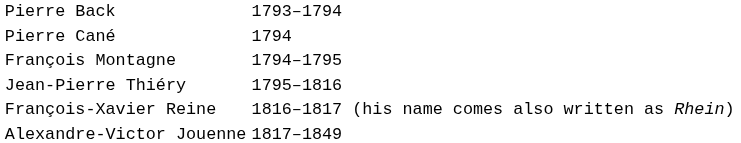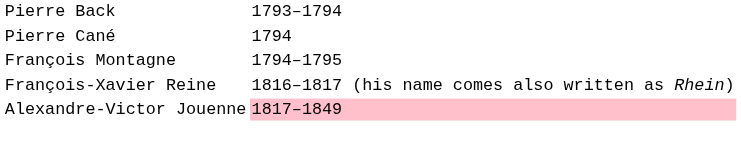- row: (95, 85)
(297, 134) no background -> (297, 110) pink background
